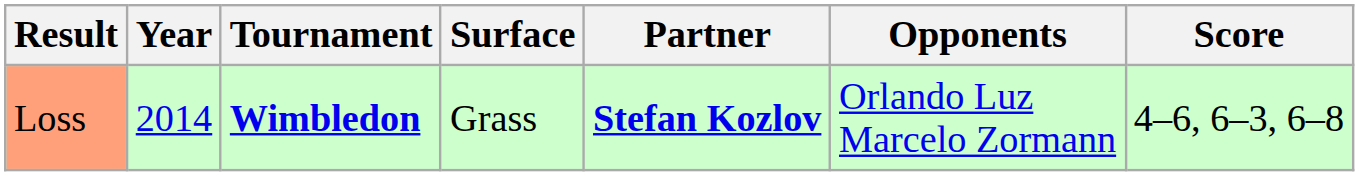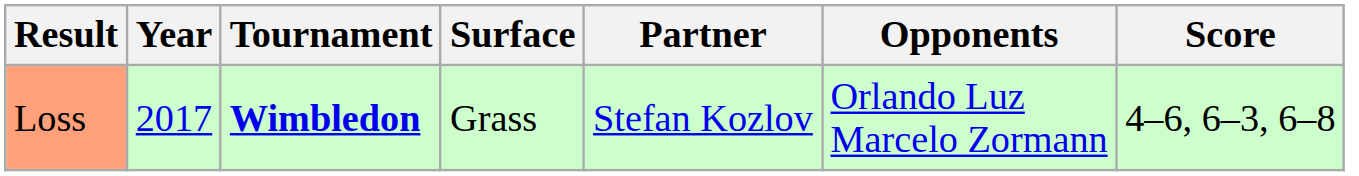(174, 116) 2014 -> (174, 116) 2017
(707, 116) bold -> (703, 116) normal
